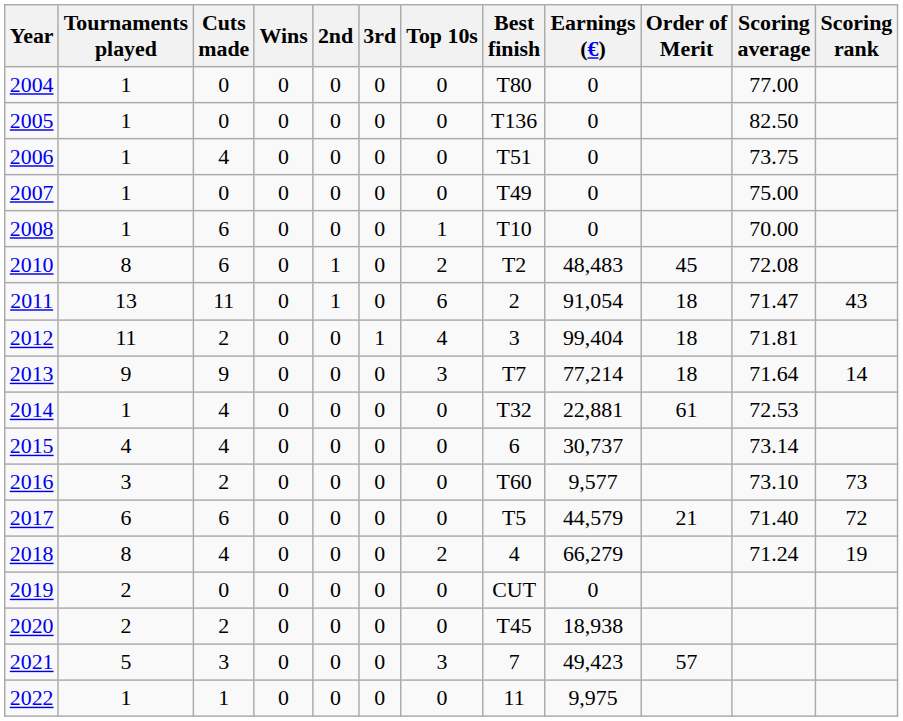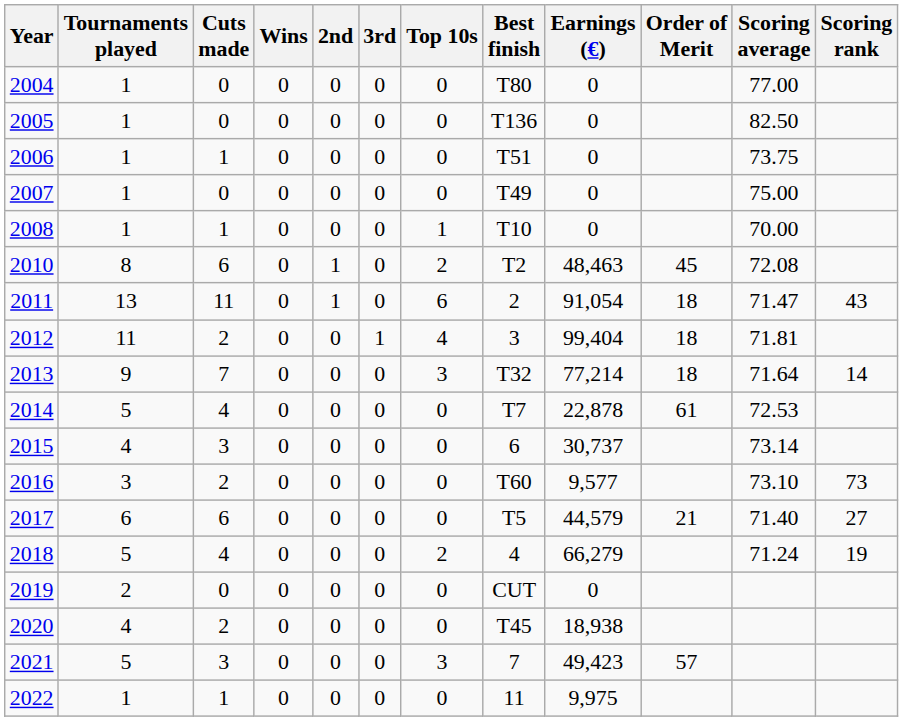(224, 156) 4 -> (224, 156) 1
(224, 229) 6 -> (224, 229) 1
(593, 265) 48,483 -> (593, 265) 48,463
(224, 373) 9 -> (224, 373) 7
(514, 373) T7 -> (514, 373) T32
(126, 409) 1 -> (126, 409) 5
(514, 409) T32 -> (514, 409) T7
(593, 409) 22,881 -> (593, 409) 22,878
(224, 445) 4 -> (224, 445) 3
(856, 517) 72 -> (856, 517) 27
(126, 553) 8 -> (126, 553) 5
(126, 626) 2 -> (126, 626) 4
